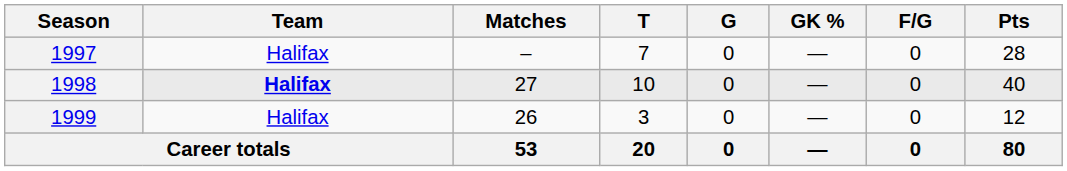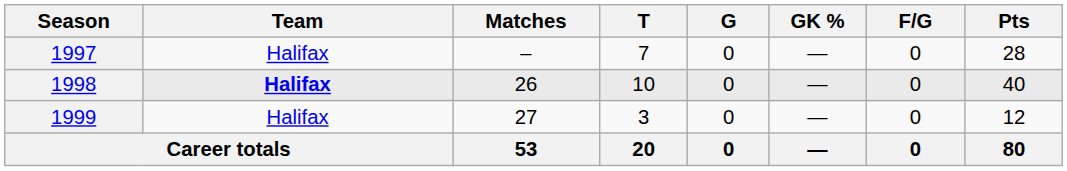(526, 85) 27 -> (526, 85) 26
(526, 117) 26 -> (526, 117) 27
